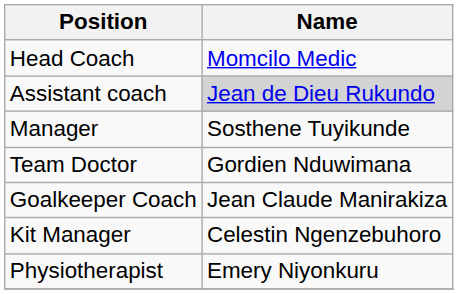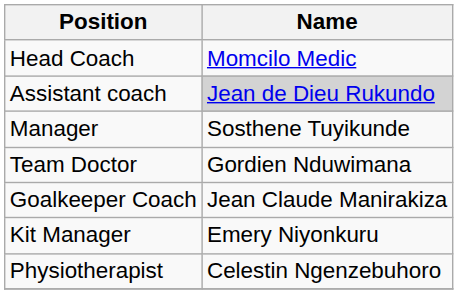(324, 235) Celestin Ngenzebuhoro -> (293, 235) Emery Niyonkuru
(293, 270) Emery Niyonkuru -> (324, 270) Celestin Ngenzebuhoro
